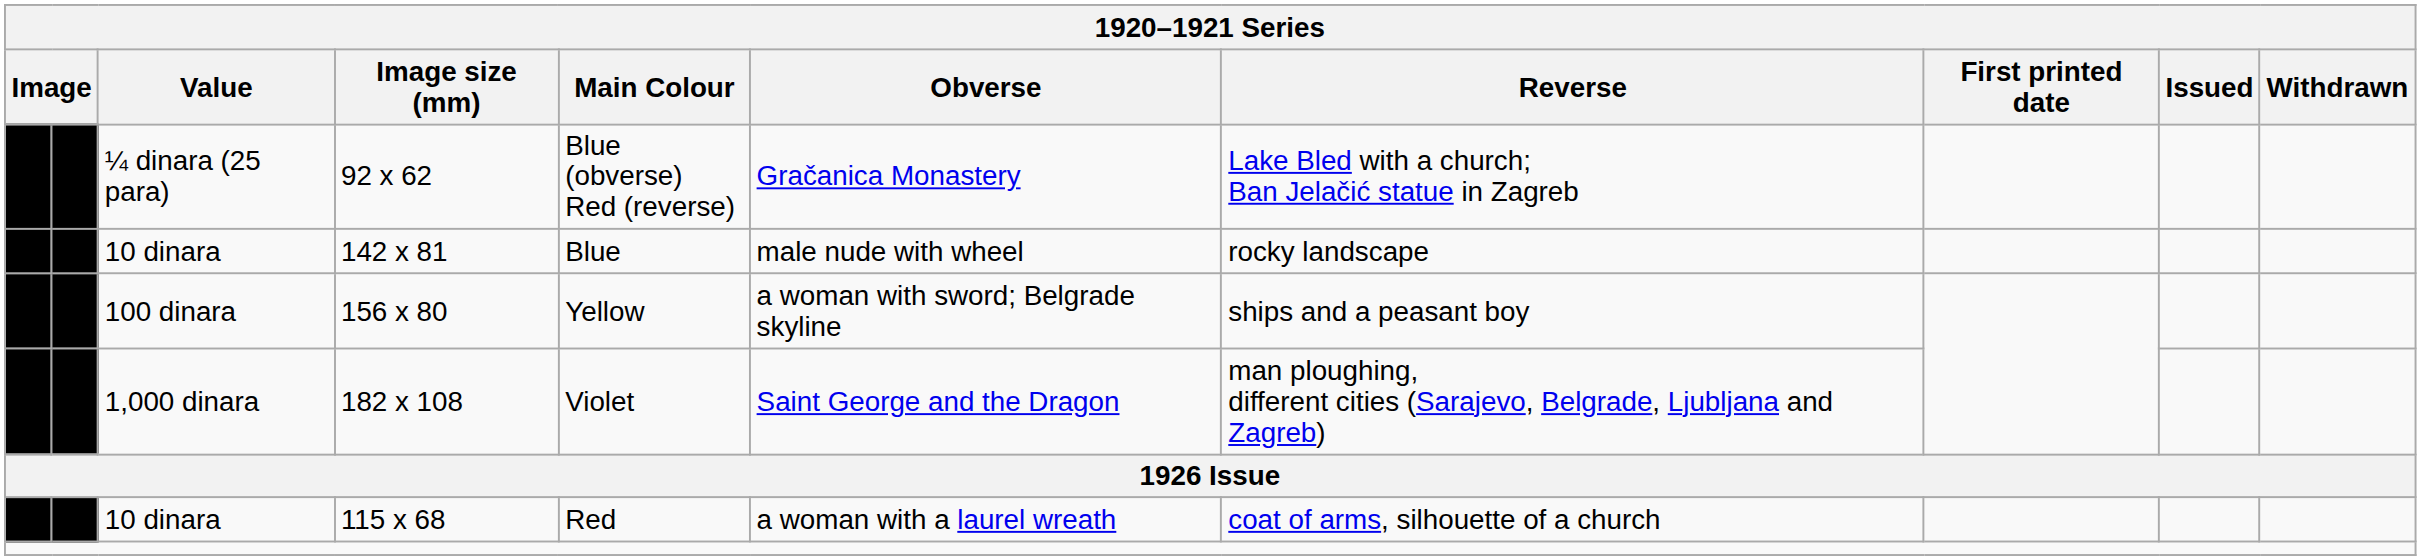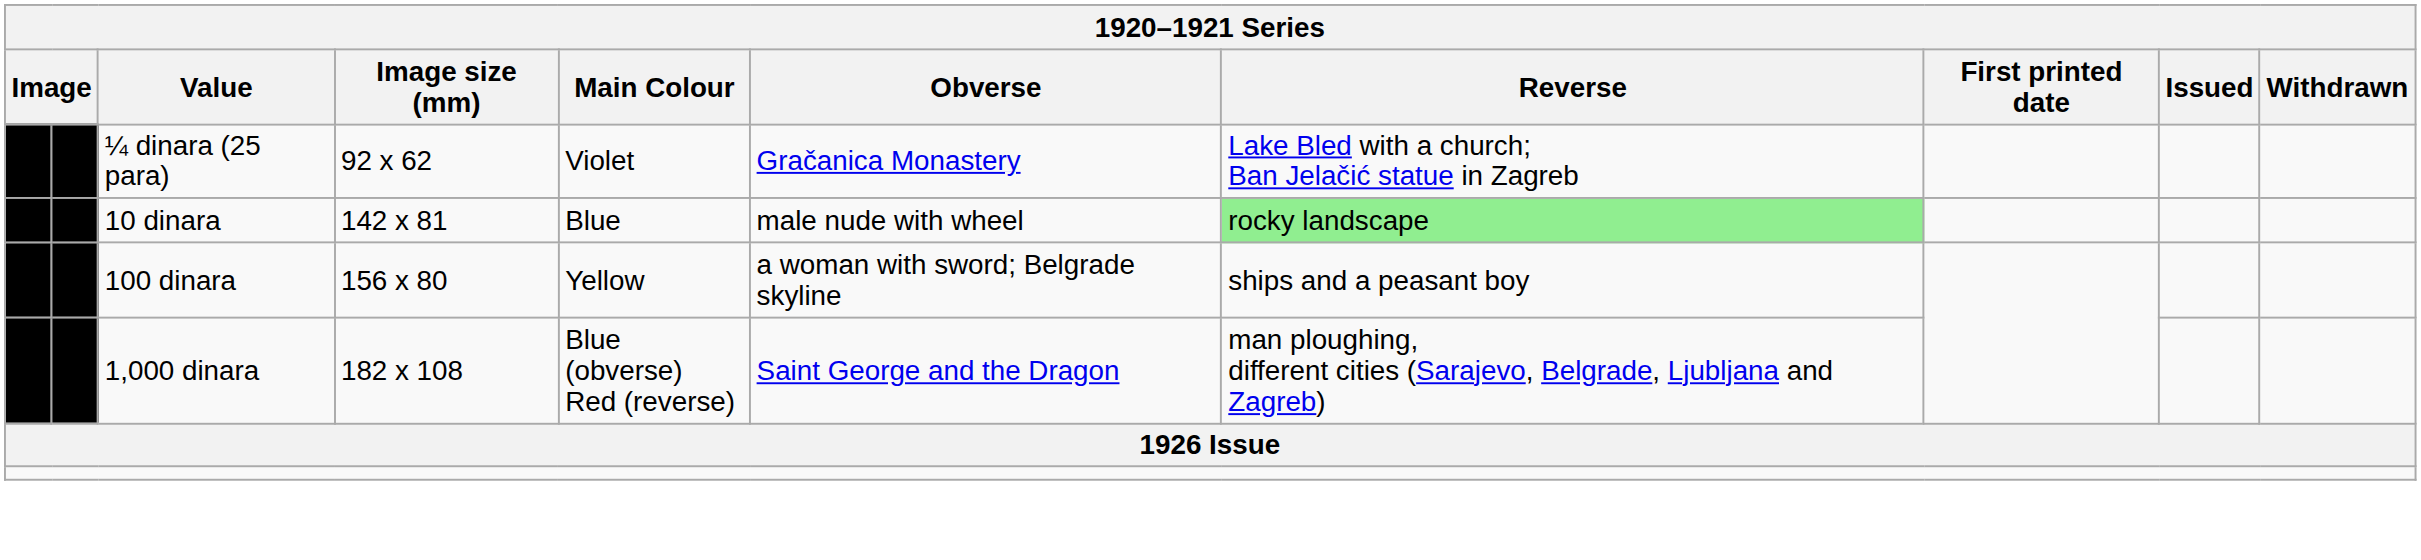(650, 177) Blue (obverse) Red (reverse) -> (600, 161) Violet
(1329, 252) no background -> (1329, 221) lightgreen background
(600, 401) Violet -> (650, 370) Blue (obverse) Red (reverse)
- row: (393, 520)
